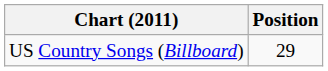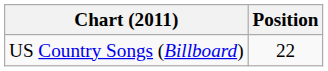(285, 50) 29 -> (285, 50) 22
